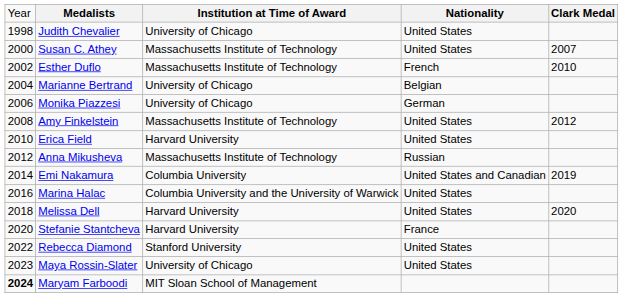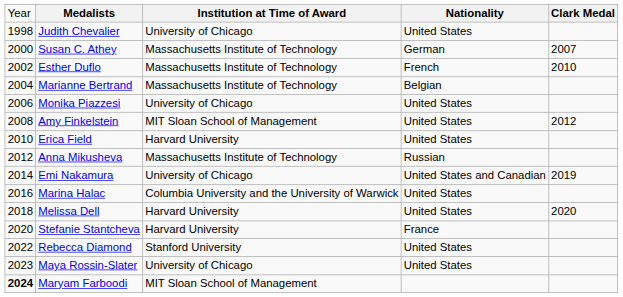(438, 49) United States -> (424, 49) German
(199, 86) University of Chicago -> (241, 86) Massachusetts Institute of Technology
(424, 104) German -> (438, 104) United States
(241, 122) Massachusetts Institute of Technology -> (231, 122) MIT Sloan School of Management
(196, 176) Columbia University -> (199, 176) University of Chicago
